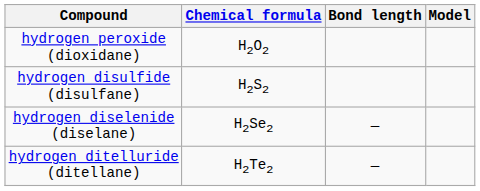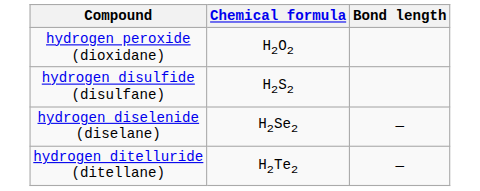- column: (450, 16)
